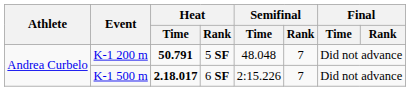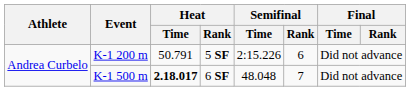(176, 55) bold -> (176, 55) normal
(259, 55) 48.048 -> (259, 55) 2:15.226
(301, 55) 7 -> (301, 55) 6
(259, 76) 2:15.226 -> (259, 76) 48.048
